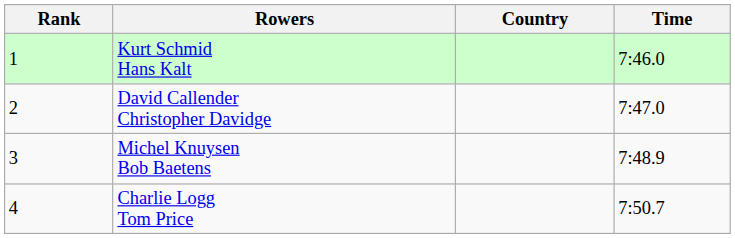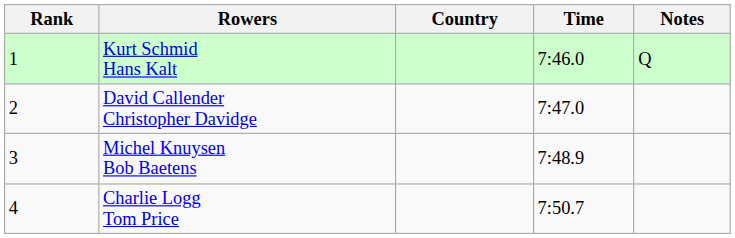+ column: (682, 19)
